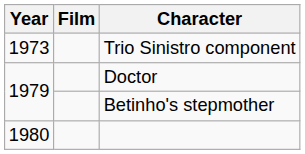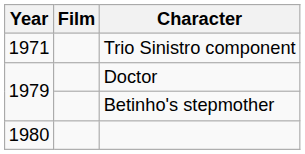(29, 47) 1973 -> (29, 47) 1971
